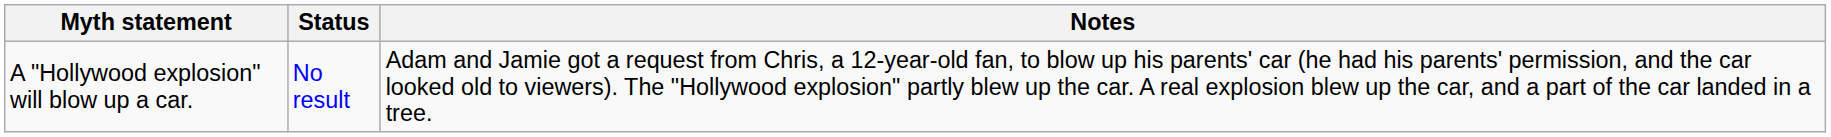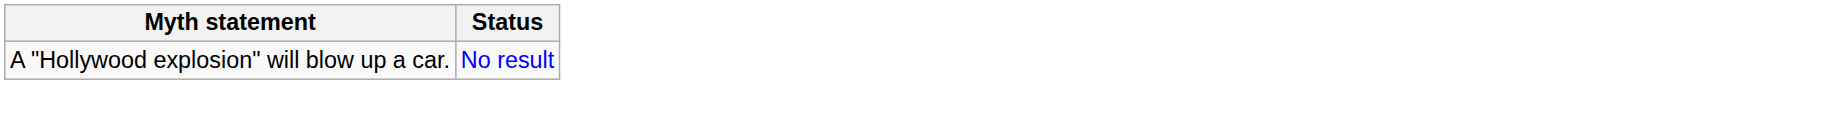- column: (1103, 23)
